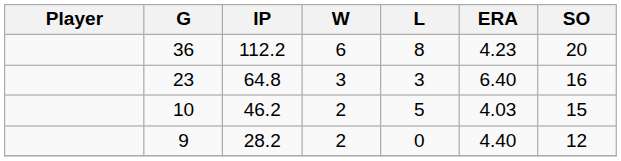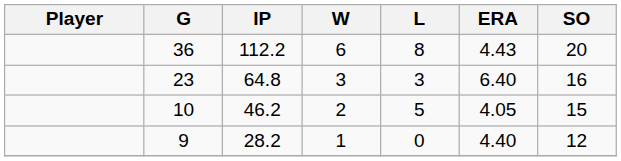(498, 49) 4.23 -> (498, 49) 4.43
(498, 110) 4.03 -> (498, 110) 4.05
(341, 140) 2 -> (341, 140) 1
